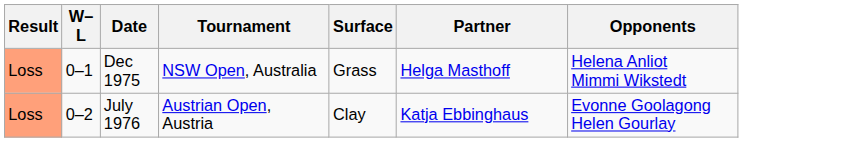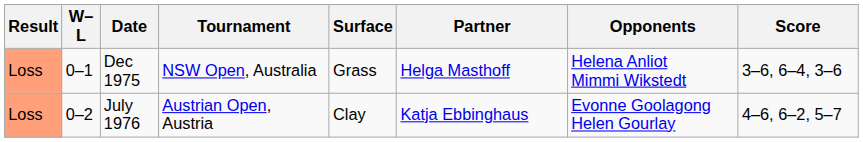+ column: (798, 26)
